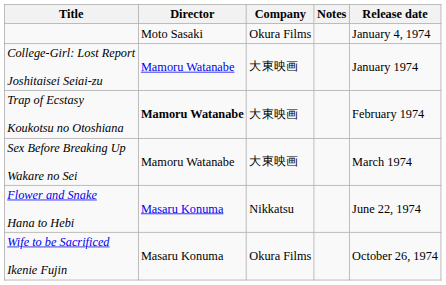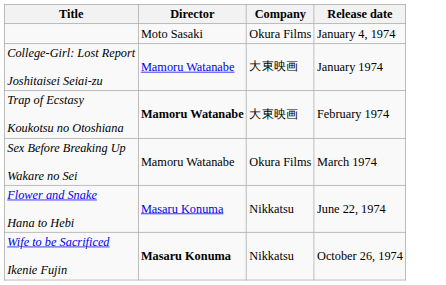- column: (332, 14)
(274, 161) 大東映画 -> (280, 161) Okura Films
(182, 256) normal -> (186, 256) bold
(280, 256) Okura Films -> (272, 256) Nikkatsu
